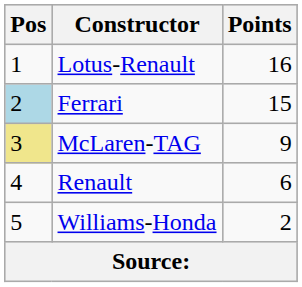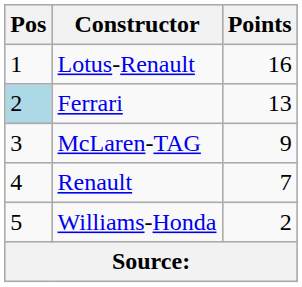(280, 103) 15 -> (280, 103) 13
(16, 143) khaki background -> (16, 143) no background
(286, 182) 6 -> (286, 182) 7
